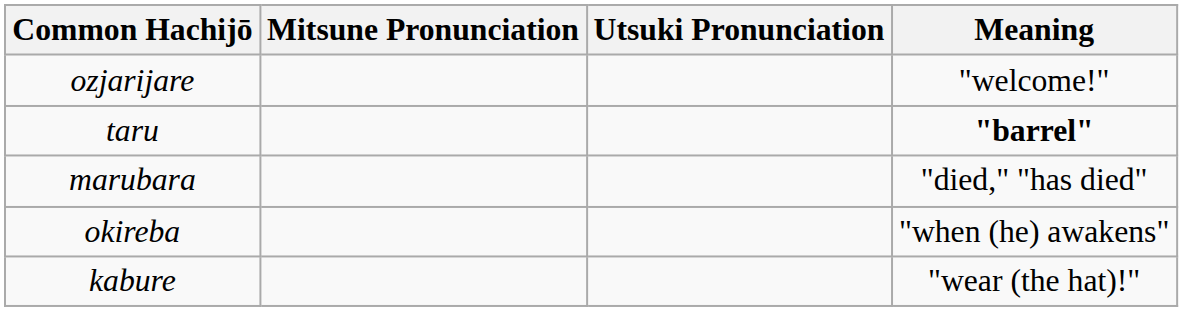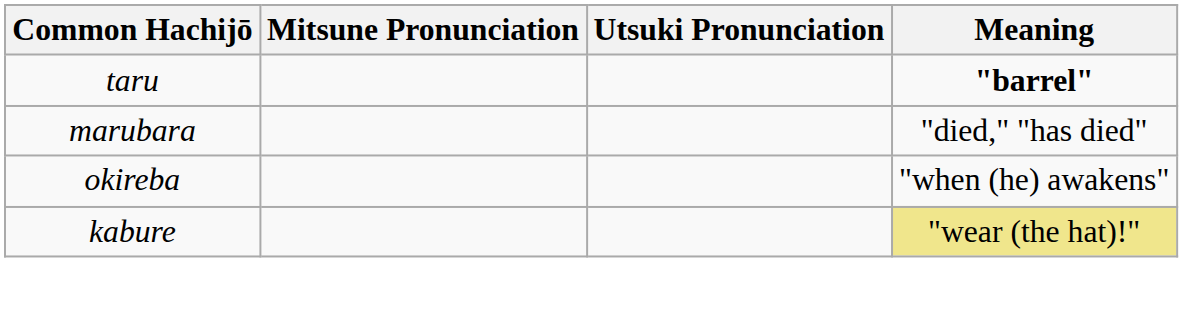- row: (132, 79)
(1034, 280) no background -> (1034, 230) khaki background
